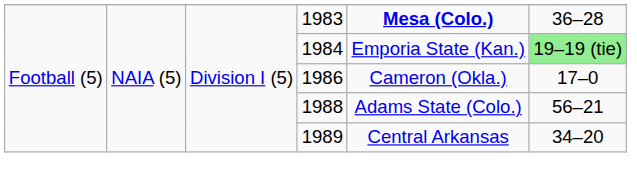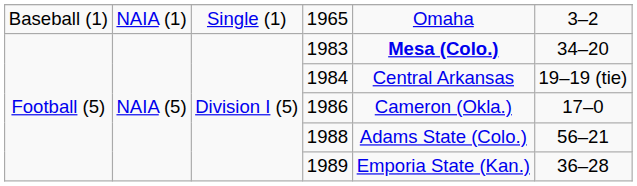+ row: (327, 19)
(578, 19) 36–28 -> (583, 48) 34–20
(438, 48) Emporia State (Kan.) -> (443, 78) Central Arkansas
(578, 48) lightgreen background -> (583, 78) no background
(438, 136) Central Arkansas -> (443, 166) Emporia State (Kan.)
(578, 136) 34–20 -> (583, 166) 36–28
